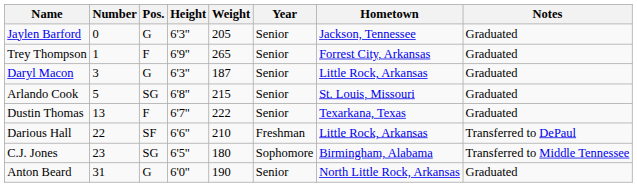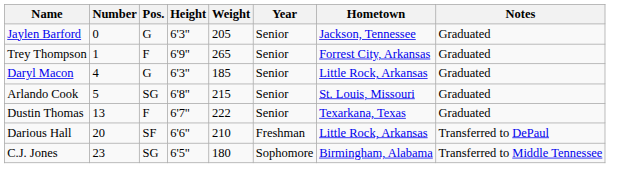(96, 73) 3 -> (96, 73) 4
(221, 73) 187 -> (221, 73) 185
(99, 133) 22 -> (99, 133) 20
- row: (39, 172)
